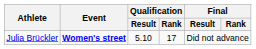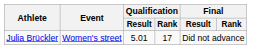(94, 38) bold -> (92, 38) normal
(143, 38) 5.10 -> (139, 38) 5.01
